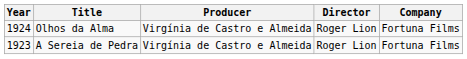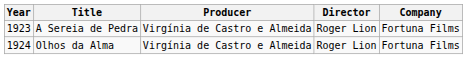rows swapped: (87, 45) <-> (75, 29)
